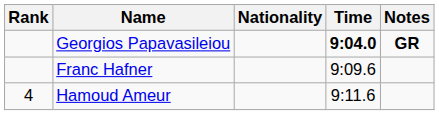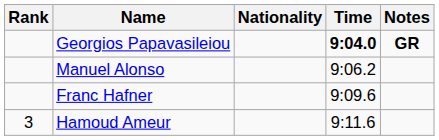+ row: (110, 69)
(28, 95) 4 -> (28, 122) 3
